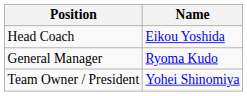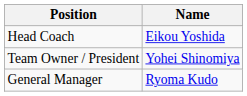rows swapped: (55, 58) <-> (73, 79)
